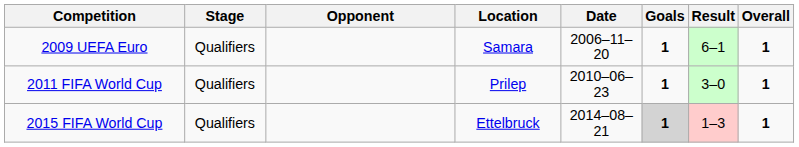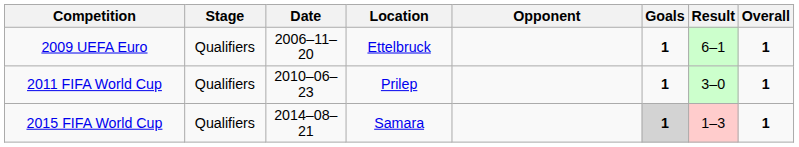columns swapped: (601, 16) <-> (360, 16)
(508, 47) Samara -> (399, 47) Ettelbruck
(508, 123) Ettelbruck -> (399, 123) Samara
